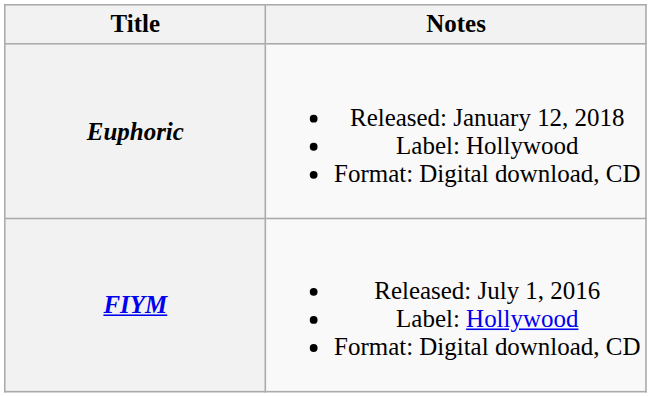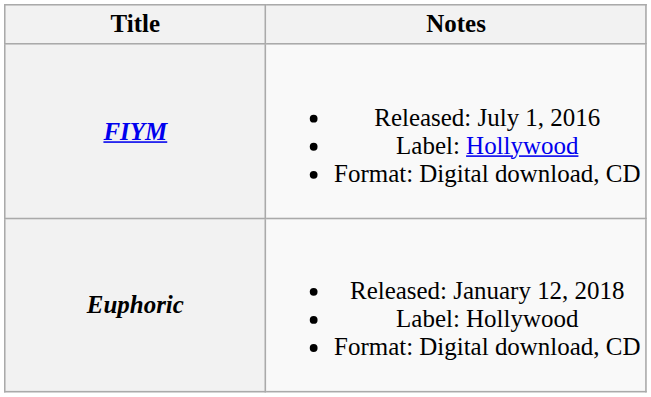rows swapped: (135, 304) <-> (135, 130)
